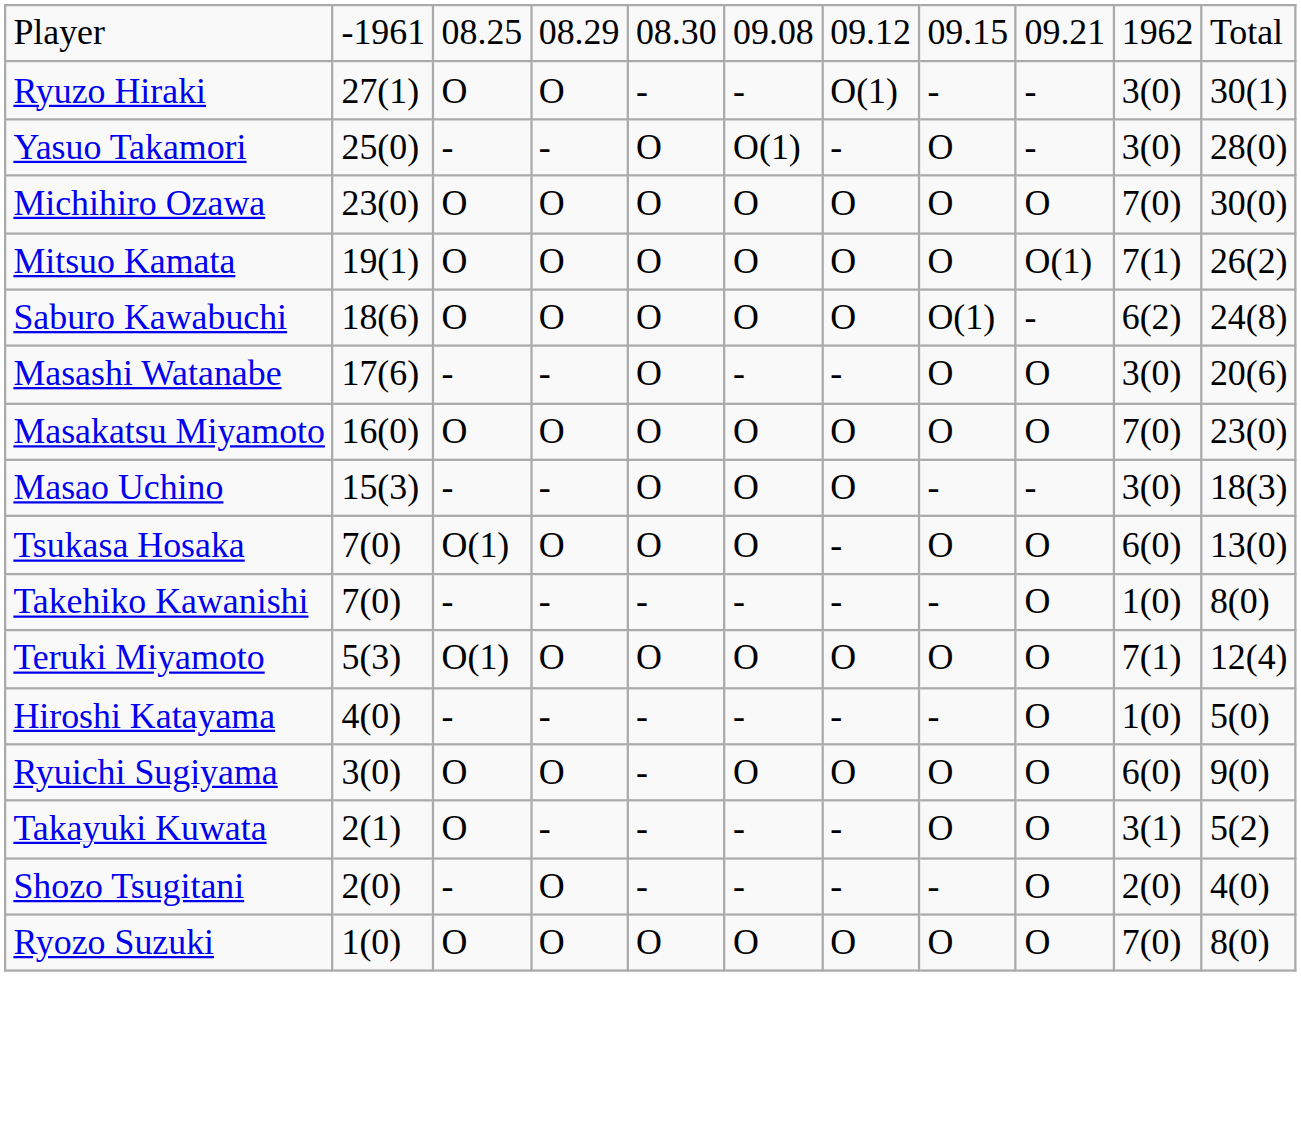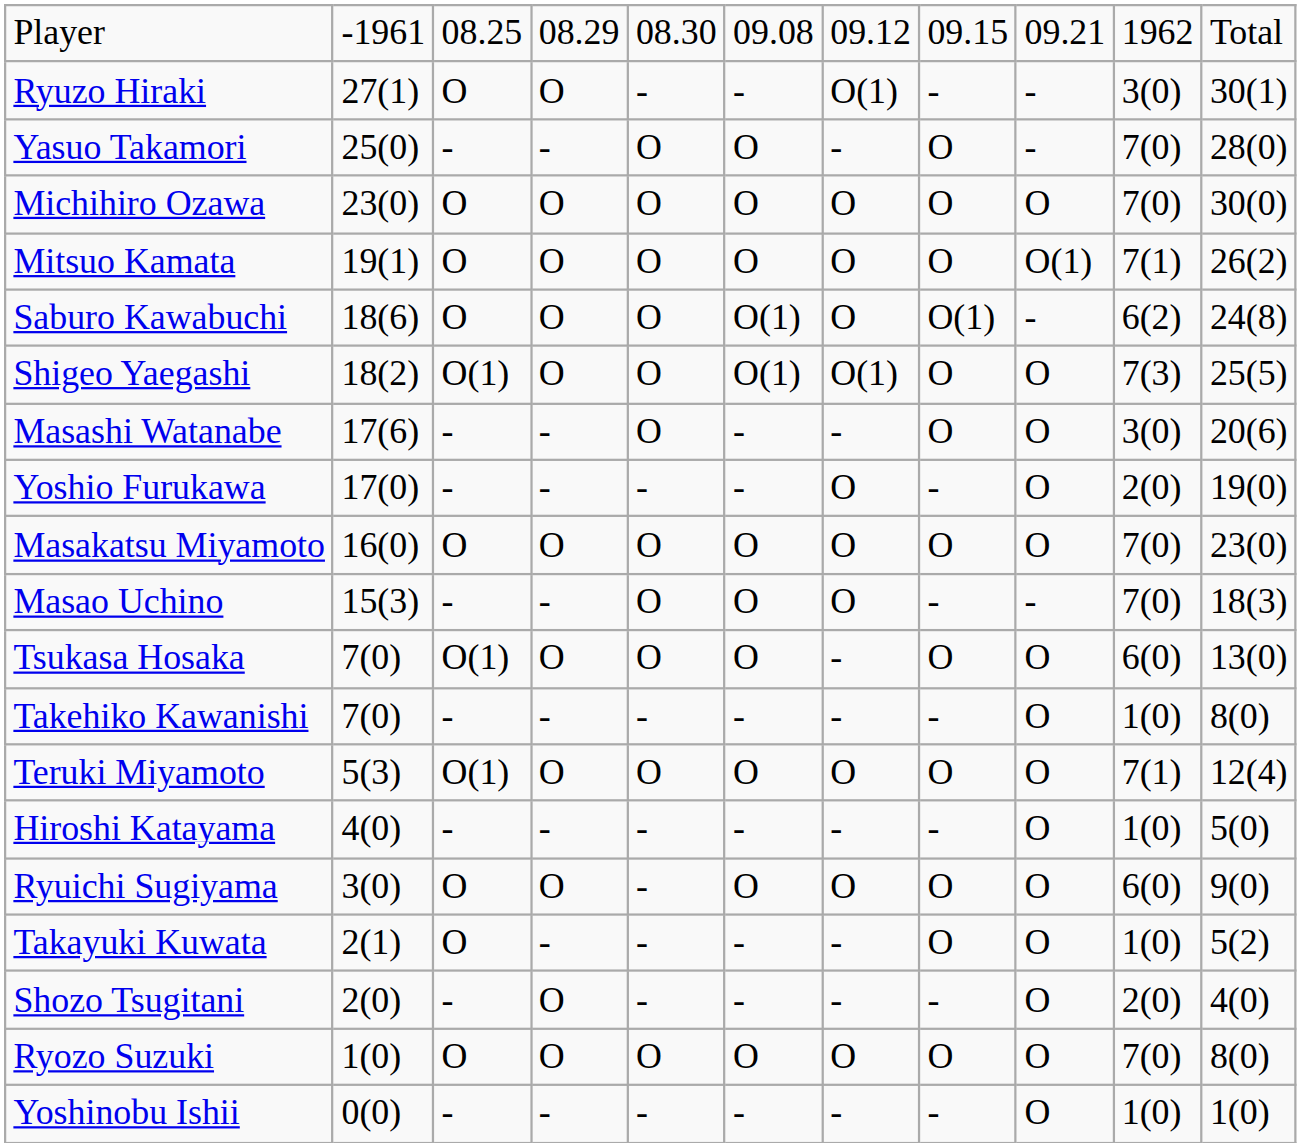(767, 146) O(1) -> (746, 146) O
(1152, 146) 3(0) -> (1152, 146) 7(0)
(746, 317) O -> (767, 317) O(1)
+ row: (132, 373)
+ row: (140, 487)
(1152, 487) 3(0) -> (1152, 601) 7(0)
(1152, 828) 3(1) -> (1152, 942) 1(0)
+ row: (127, 1112)
